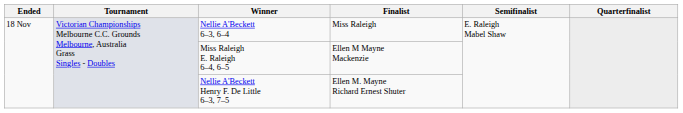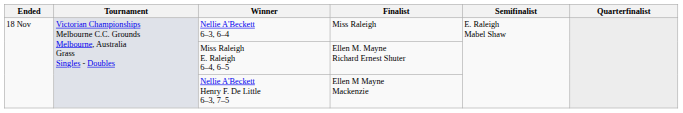(358, 52) Ellen M Mayne Mackenzie -> (369, 52) Ellen M. Mayne Richard Ernest Shuter
(369, 86) Ellen M. Mayne Richard Ernest Shuter -> (358, 86) Ellen M Mayne Mackenzie
